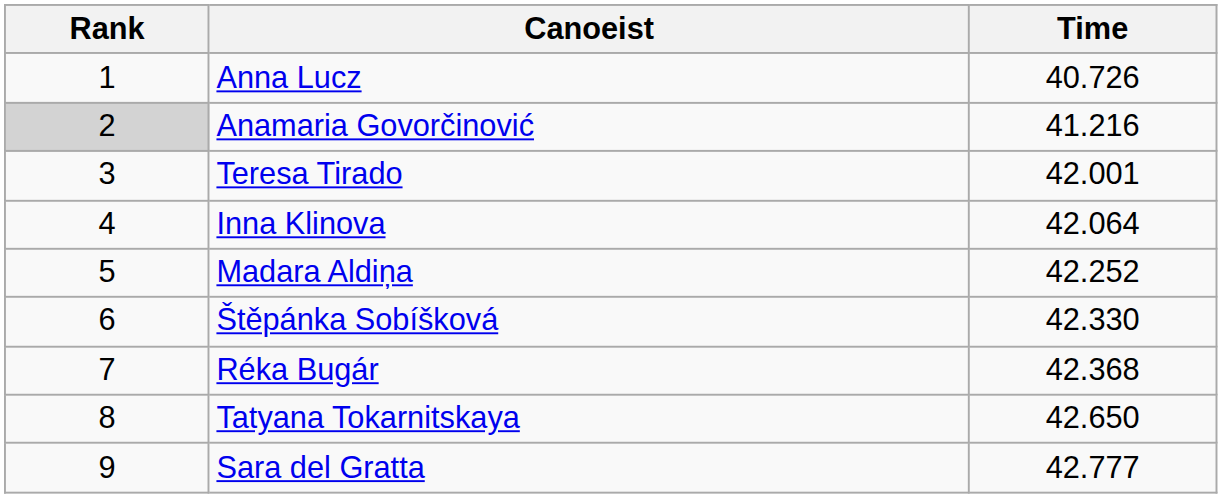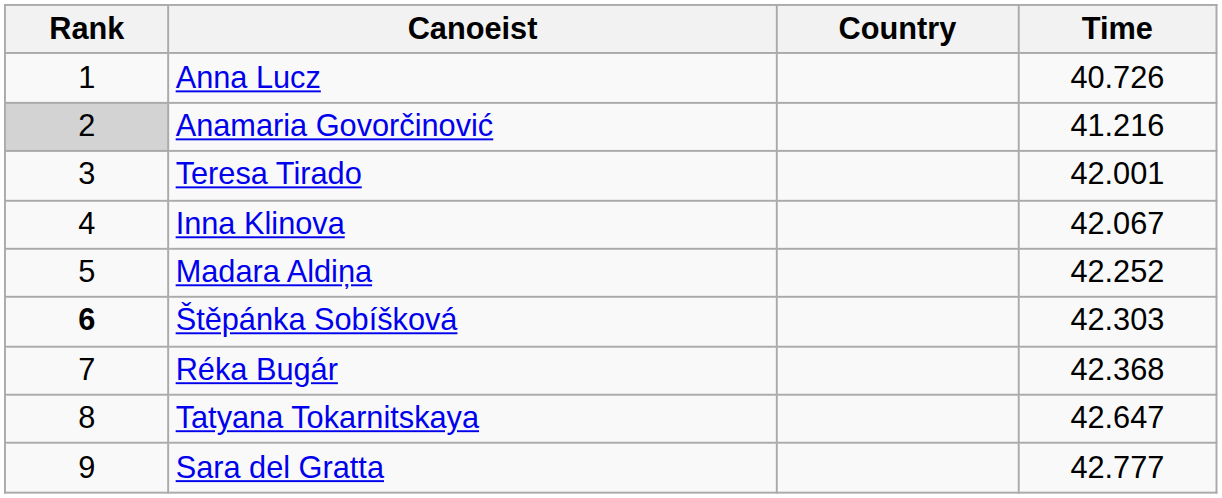+ column: (897, 28)
(1093, 223) 42.064 -> (1117, 223) 42.067
(107, 321) normal -> (87, 321) bold
(1093, 321) 42.330 -> (1117, 321) 42.303
(1093, 418) 42.650 -> (1117, 418) 42.647
